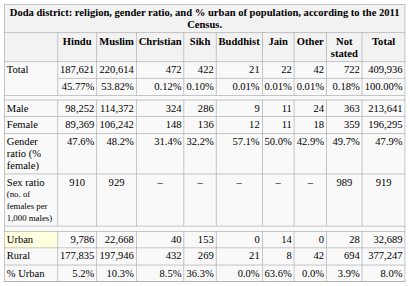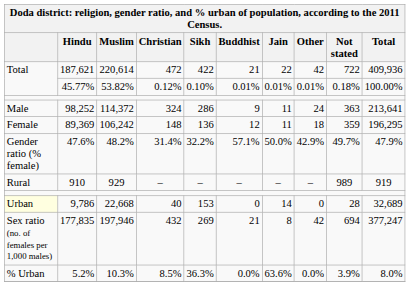(29, 200) Sex ratio (no. of females per 1,000 males) -> (18, 182) Rural
(18, 256) Rural -> (29, 238) Sex ratio (no. of females per 1,000 males)
